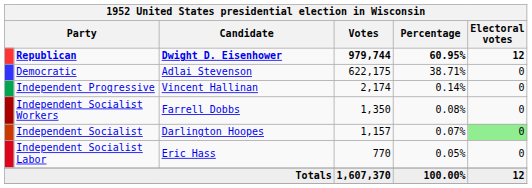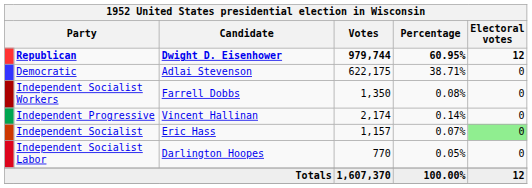rows swapped: (86, 89) <-> (80, 111)
(213, 132) Darlington Hoopes -> (189, 132) Eric Hass
(189, 154) Eric Hass -> (213, 154) Darlington Hoopes
